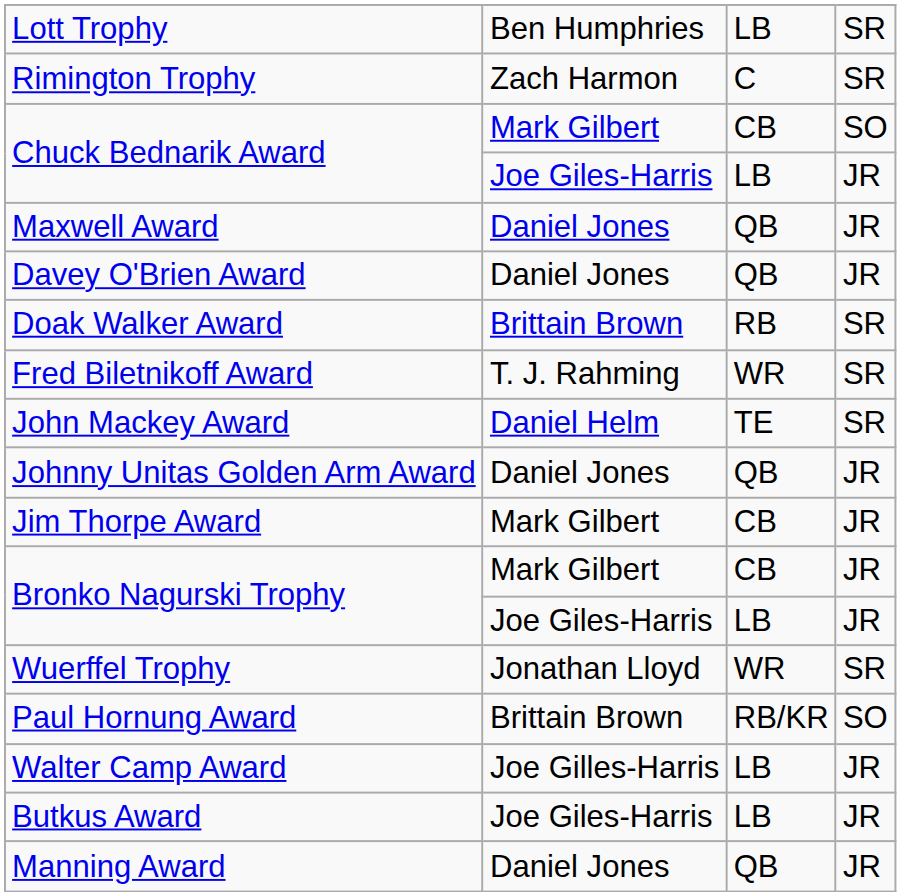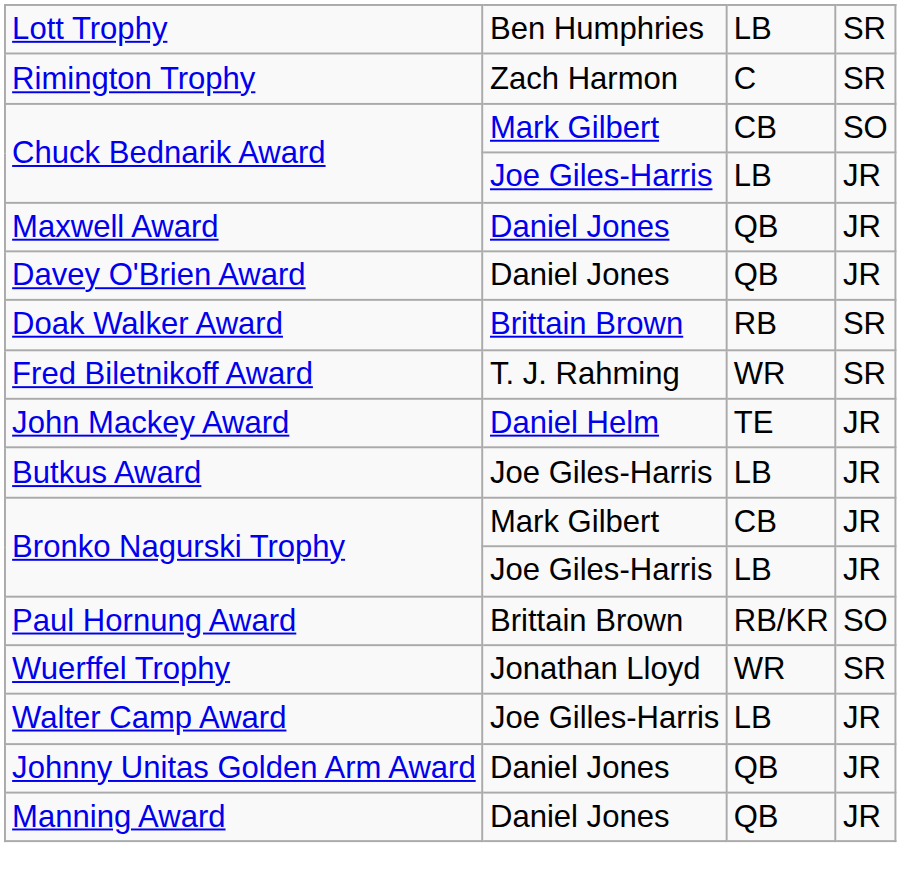(864, 422) SR -> (862, 422) JR
rows swapped: (107, 816) <-> (244, 472)
- row: (137, 521)
rows swapped: (154, 718) <-> (121, 669)
